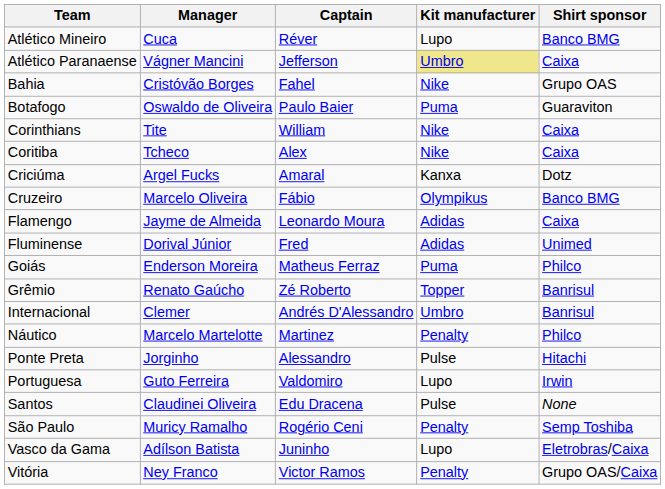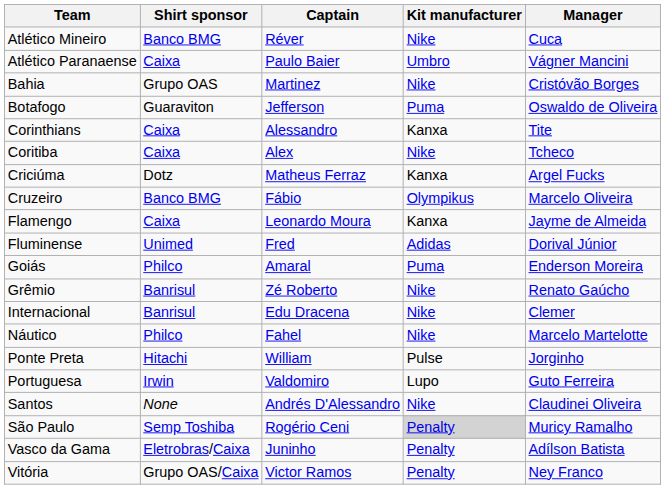columns swapped: (208, 15) <-> (600, 15)
(436, 38) Lupo -> (421, 38) Nike
(308, 61) Jefferson -> (302, 61) Paulo Baier
(442, 61) khaki background -> (428, 61) no background
(297, 84) Fahel -> (293, 84) Martinez
(316, 107) Paulo Baier -> (295, 107) Jefferson
(302, 130) William -> (301, 130) Alessandro
(435, 130) Nike -> (427, 130) Kanxa
(302, 175) Amaral -> (316, 175) Matheus Ferraz
(442, 221) Adidas -> (427, 221) Kanxa
(329, 267) Matheus Ferraz -> (288, 267) Amaral
(442, 289) Topper -> (421, 289) Nike
(346, 312) Andrés D'Alessandro -> (307, 312) Edu Dracena
(442, 312) Umbro -> (421, 312) Nike
(306, 335) Martinez -> (283, 335) Fahel
(444, 335) Penalty -> (421, 335) Nike
(315, 358) Alessandro -> (288, 358) William
(321, 404) Edu Dracena -> (333, 404) Andrés D'Alessandro
(438, 404) Pulse -> (421, 404) Nike
(444, 426) no background -> (431, 426) lightgrey background
(436, 449) Lupo -> (431, 449) Penalty
